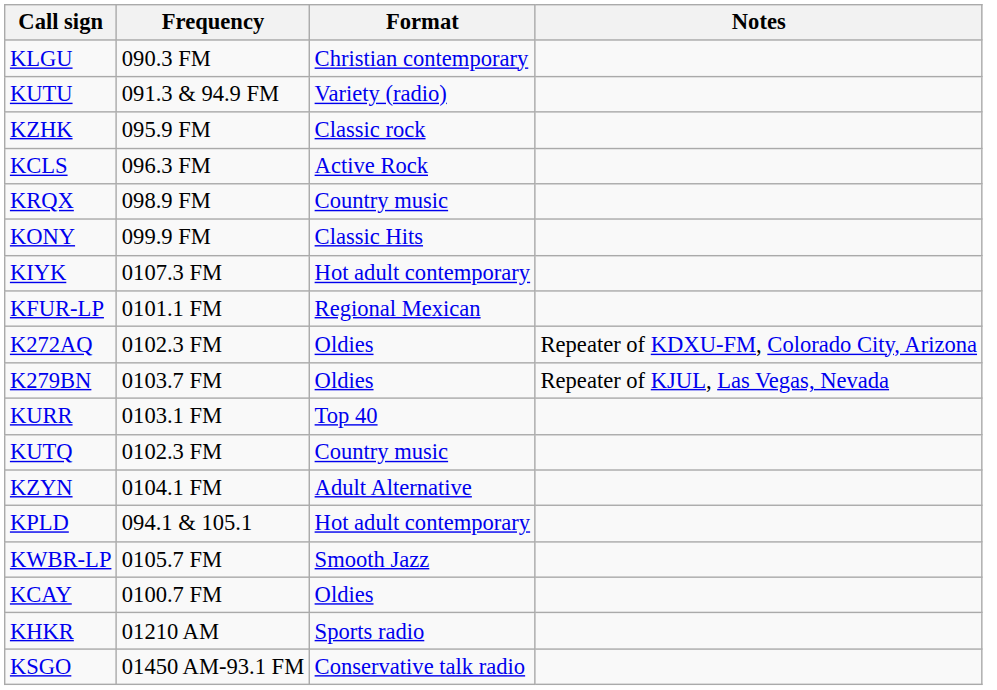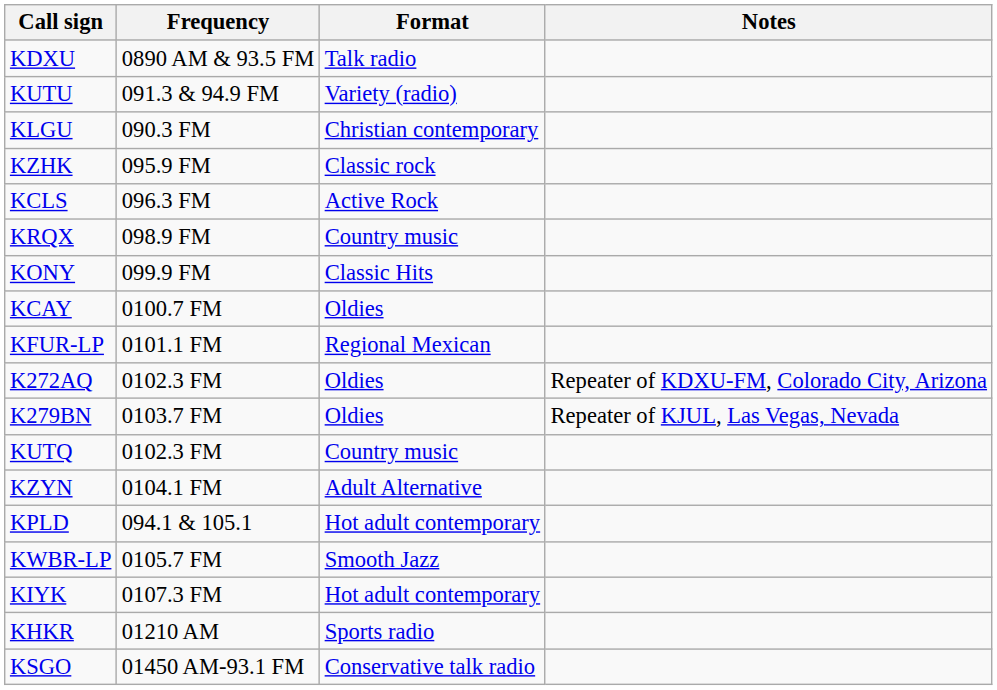+ row: (42, 58)
rows swapped: (41, 58) <-> (41, 93)
rows swapped: (41, 594) <-> (38, 272)
- row: (41, 415)
